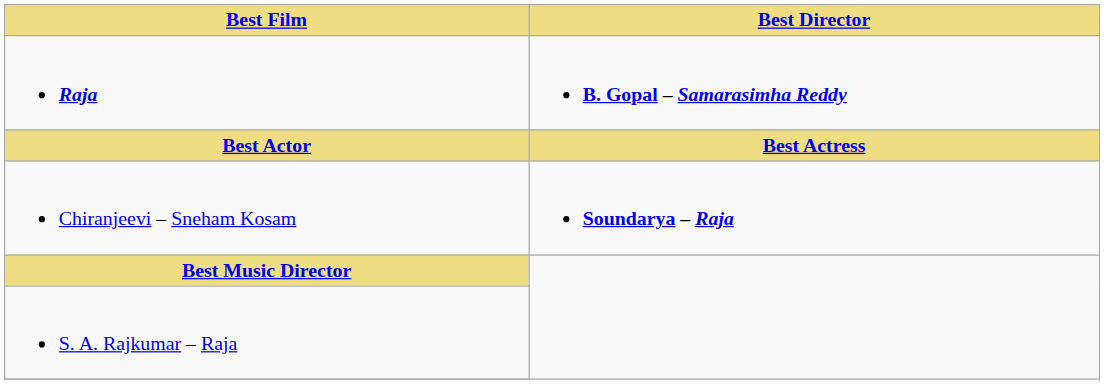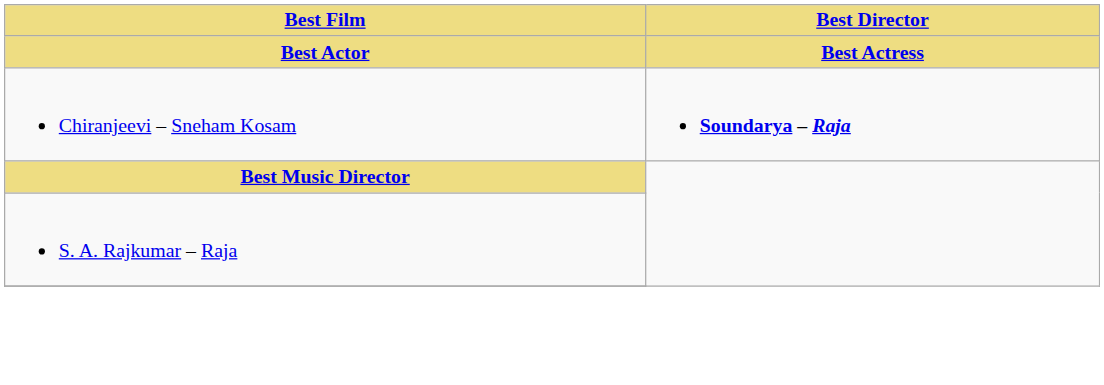- row: (267, 94)
